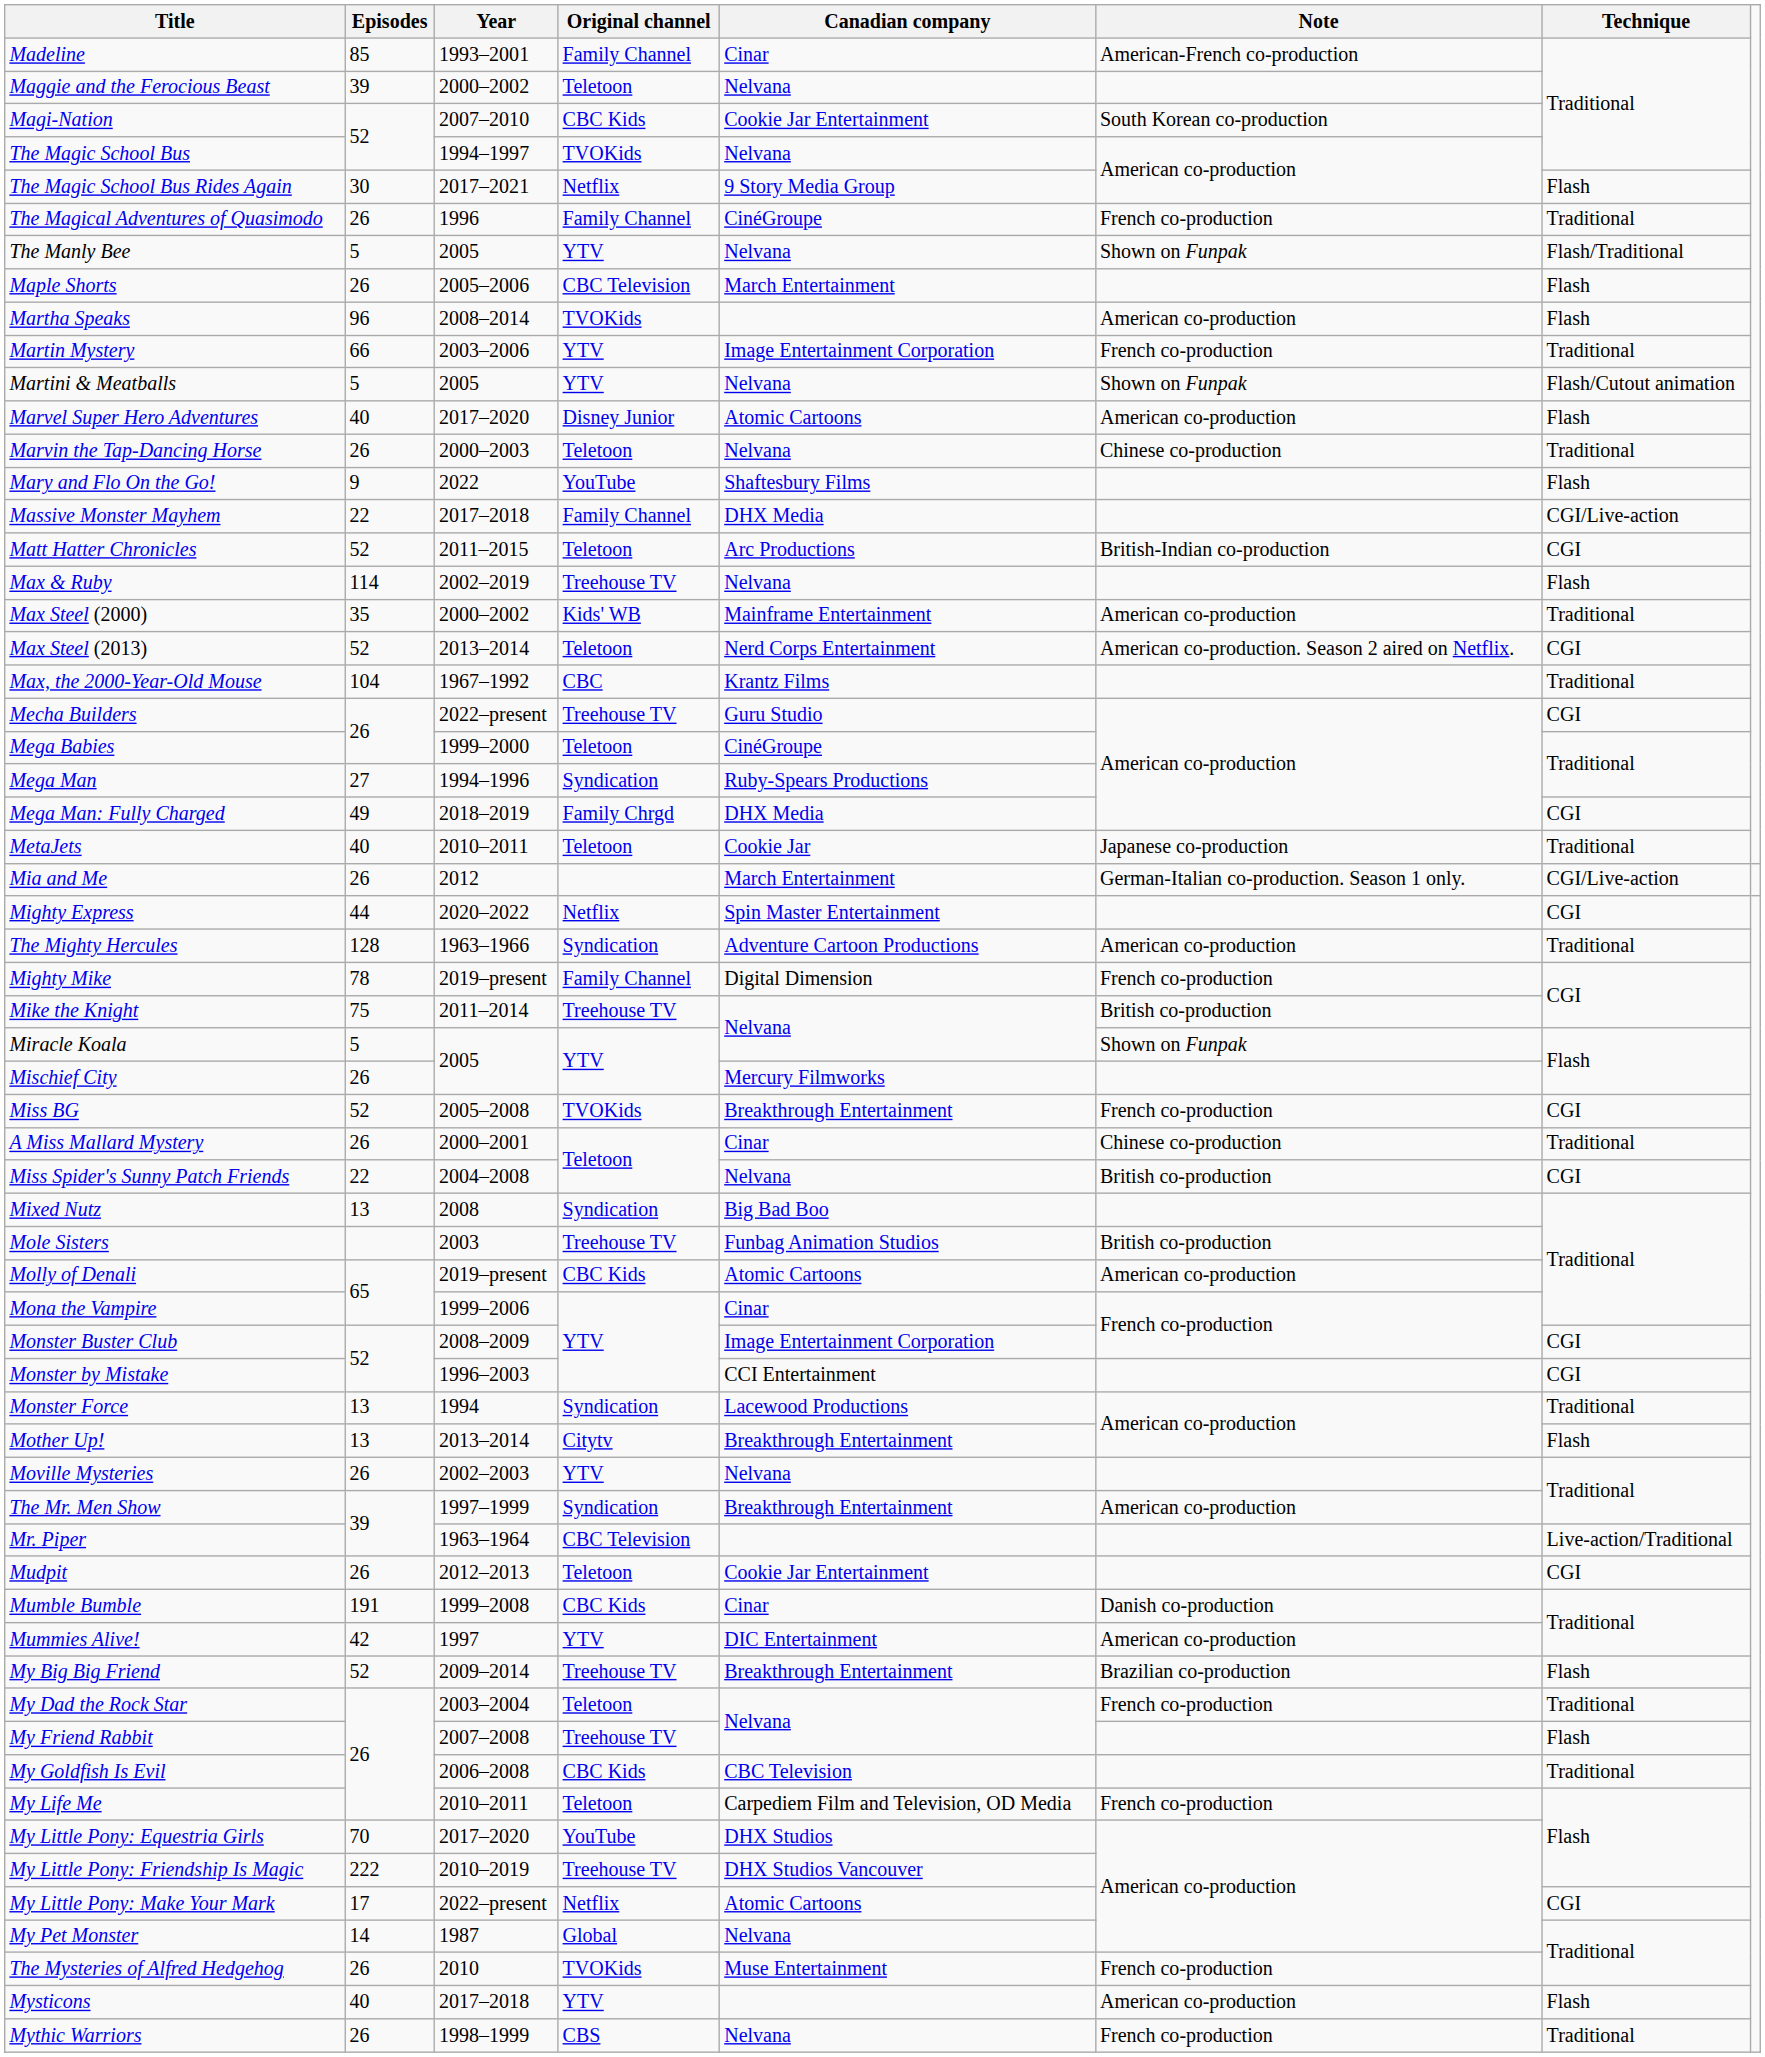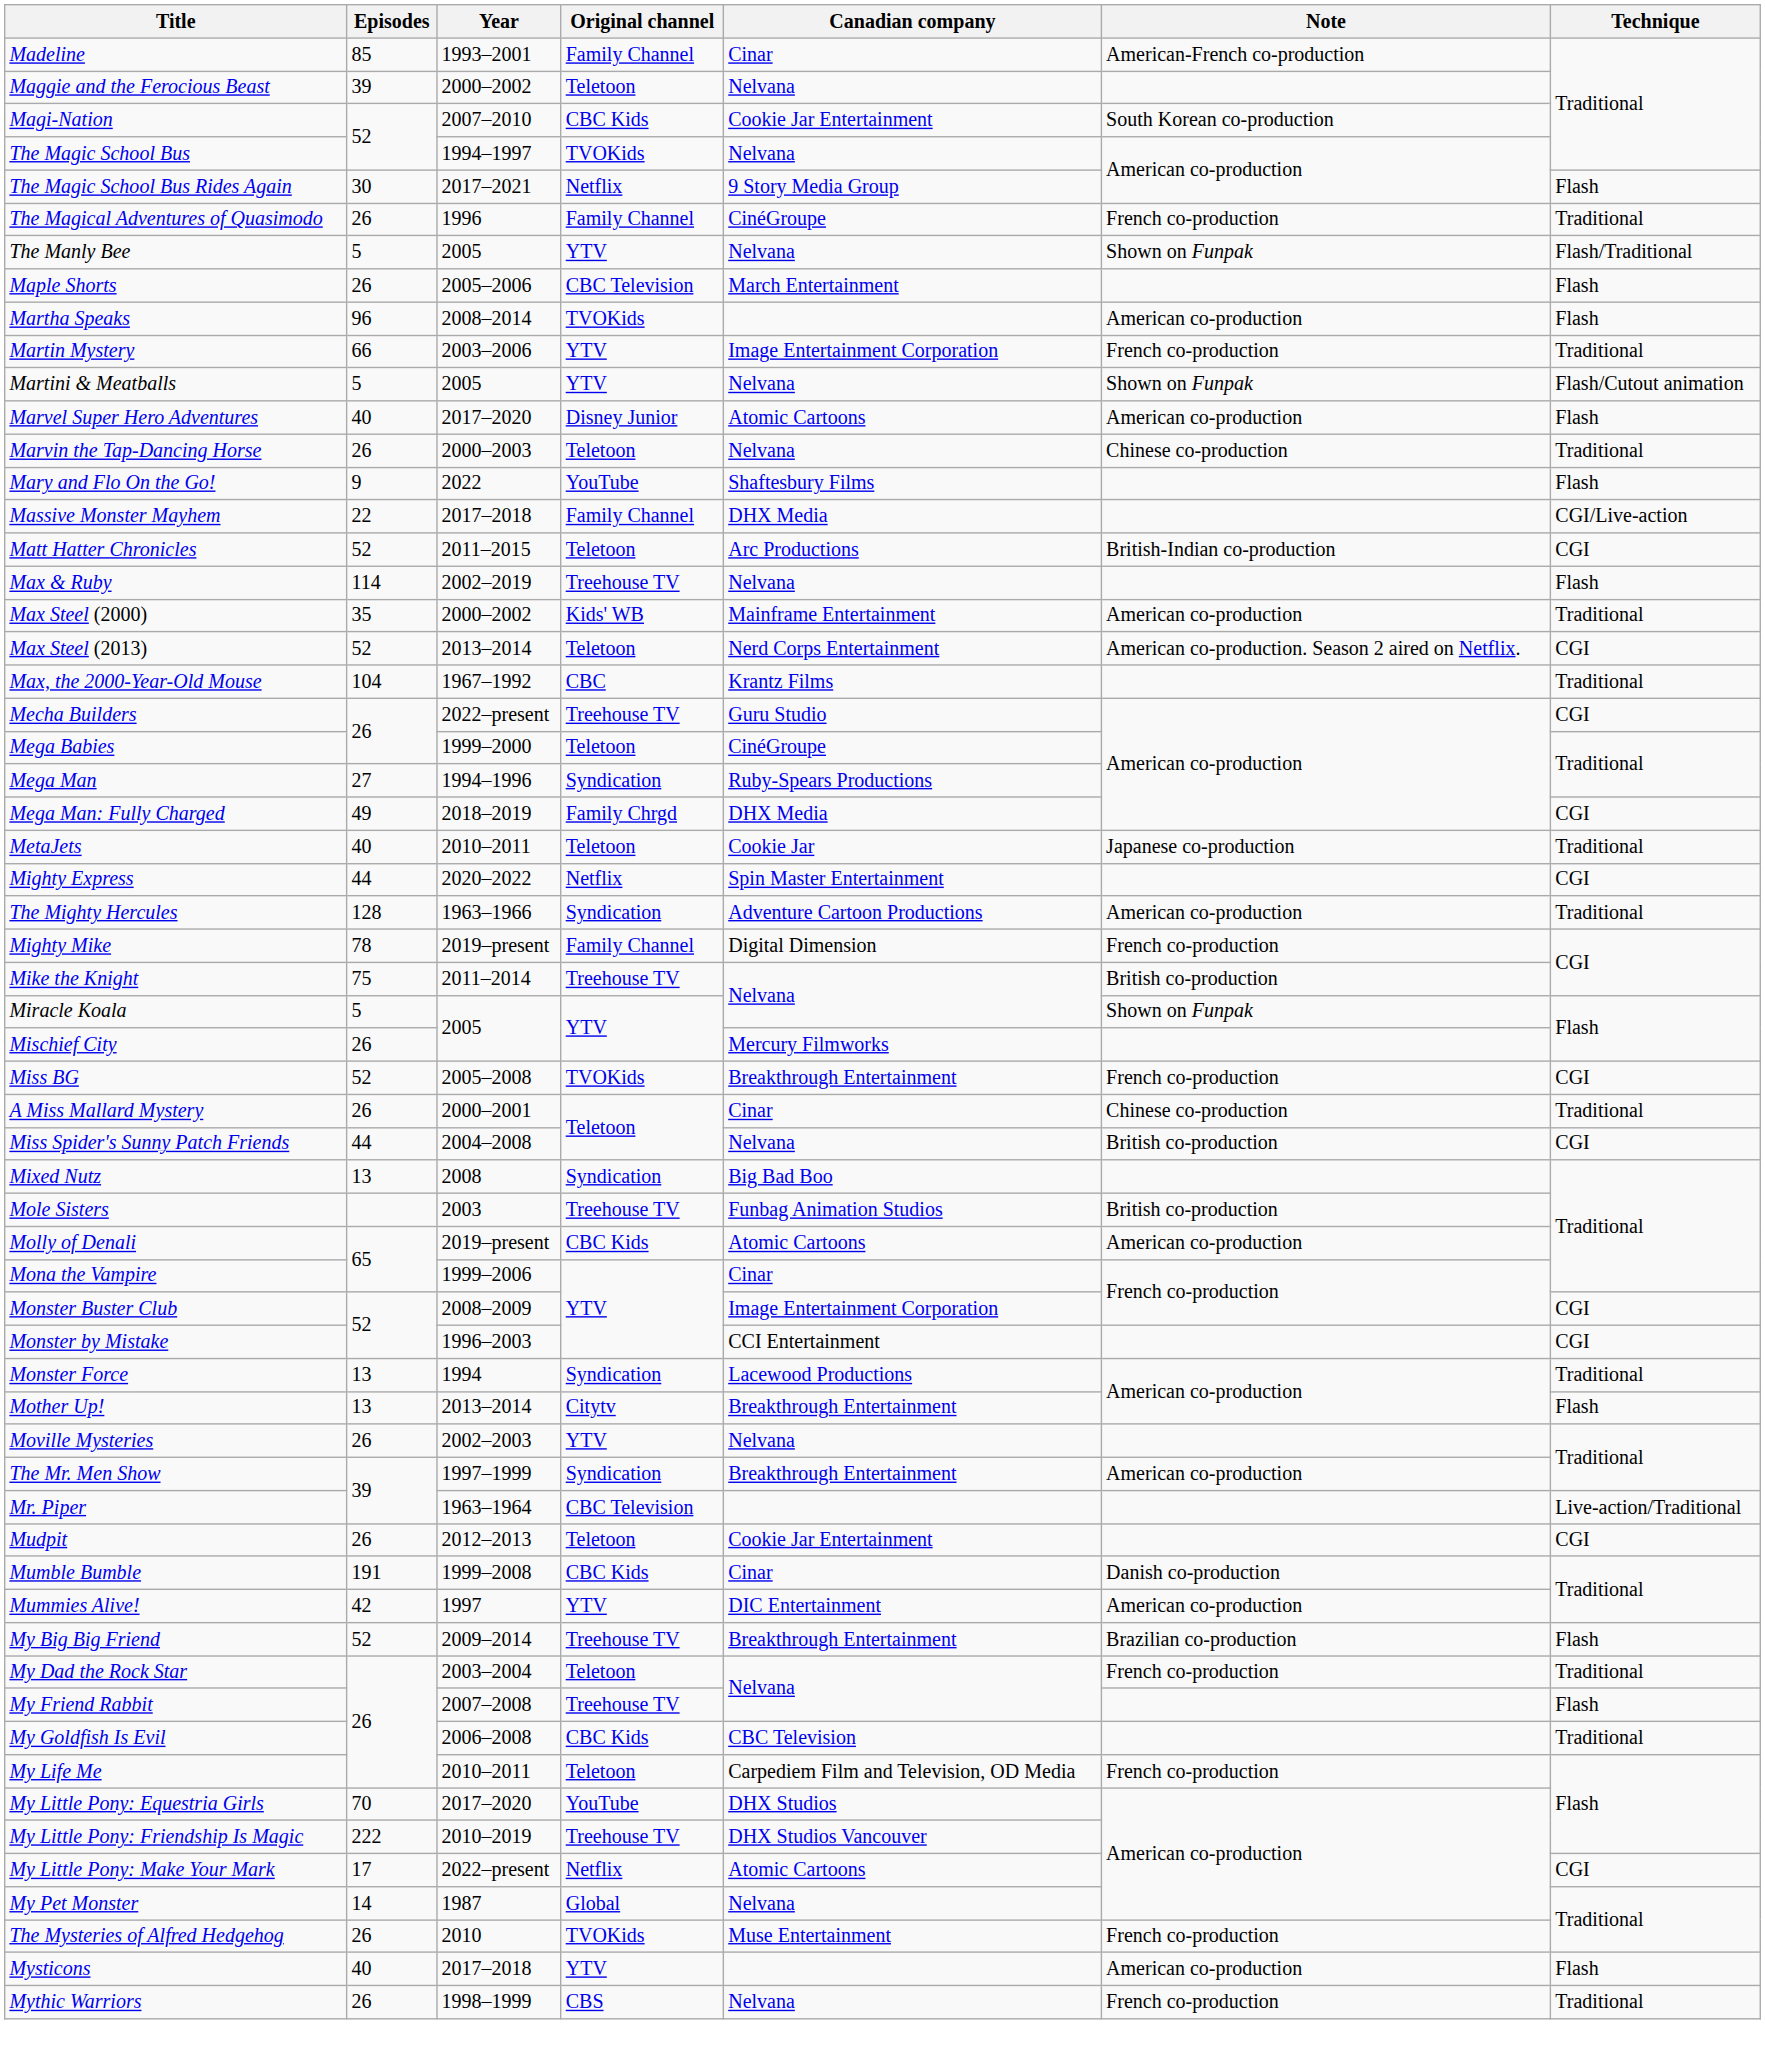- row: (58, 879)
(360, 1176) 22 -> (361, 1143) 44
